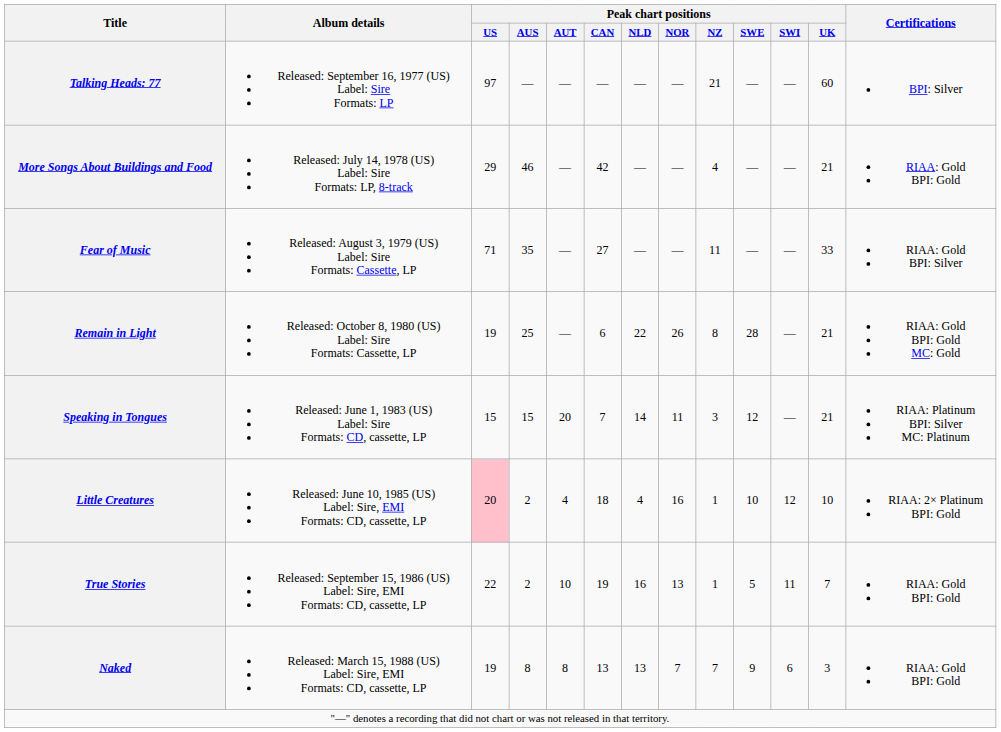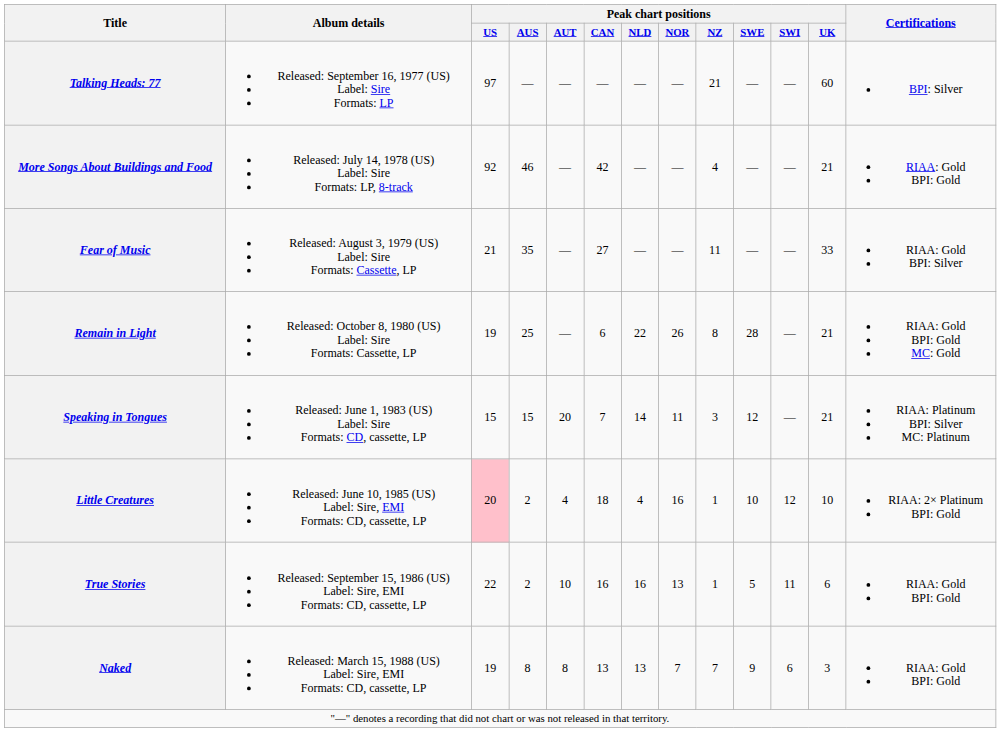(490, 166) 29 -> (490, 166) 92
(490, 250) 71 -> (490, 250) 21
(603, 584) 19 -> (603, 584) 16
(827, 584) 7 -> (827, 584) 6
